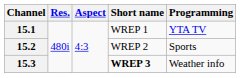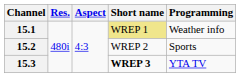(129, 30) no background -> (129, 30) khaki background
(188, 30) YTA TV -> (197, 30) Weather info
(197, 64) Weather info -> (188, 64) YTA TV
